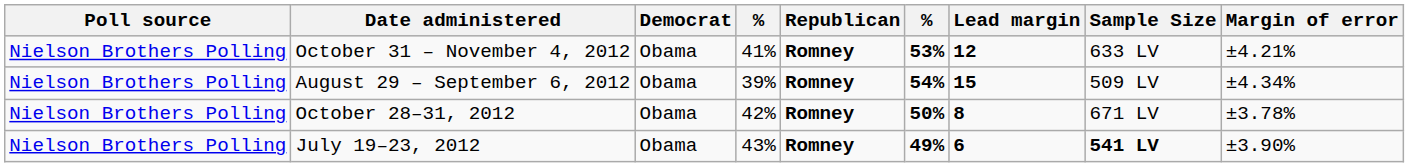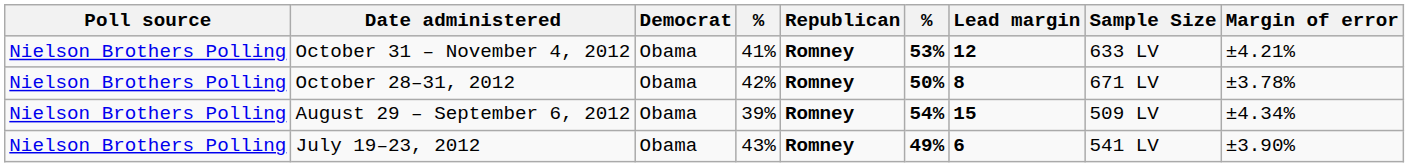rows swapped: (405, 114) <-> (463, 83)
(1124, 146) bold -> (1124, 146) normal
